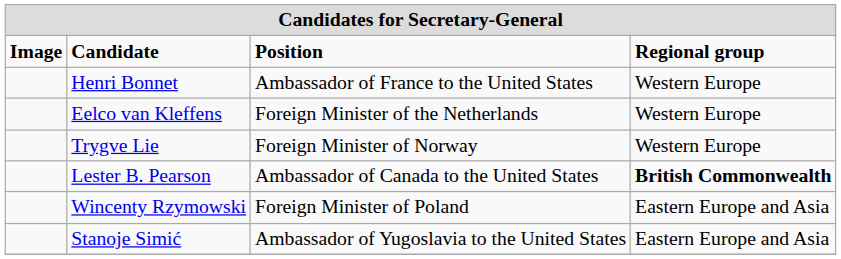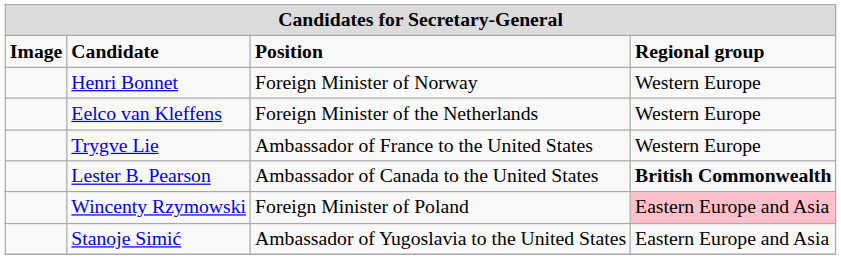(424, 82) Ambassador of France to the United States -> (366, 82) Foreign Minister of Norway
(366, 144) Foreign Minister of Norway -> (424, 144) Ambassador of France to the United States
(732, 207) no background -> (732, 207) pink background
